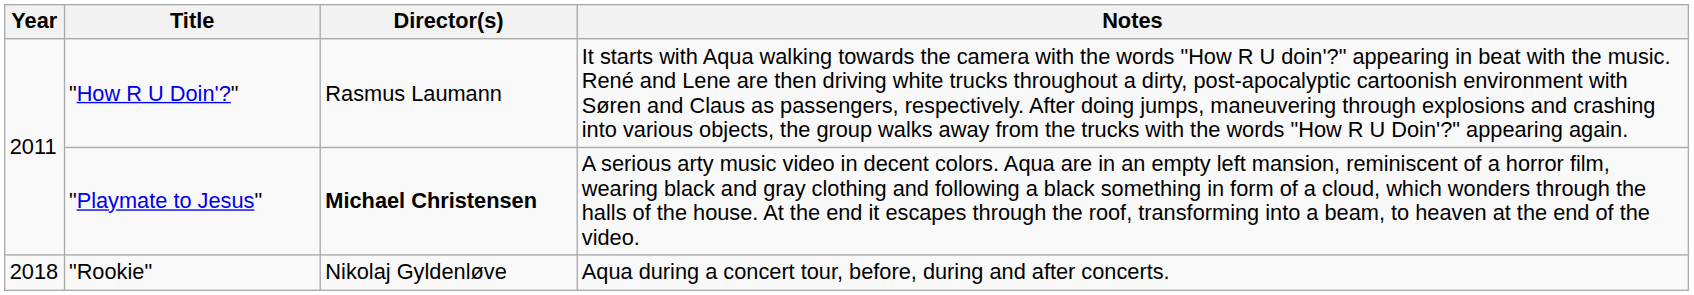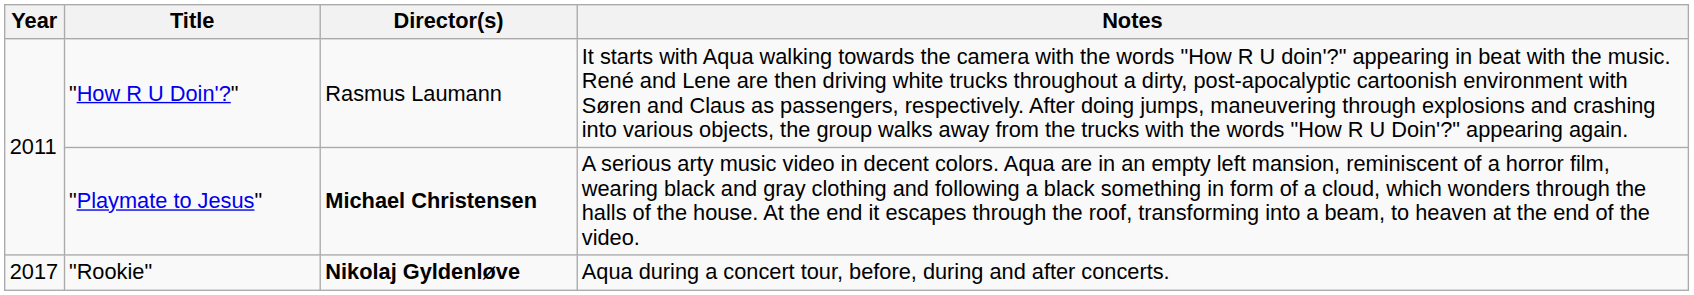(34, 272) 2018 -> (34, 272) 2017
(416, 272) normal -> (423, 272) bold
